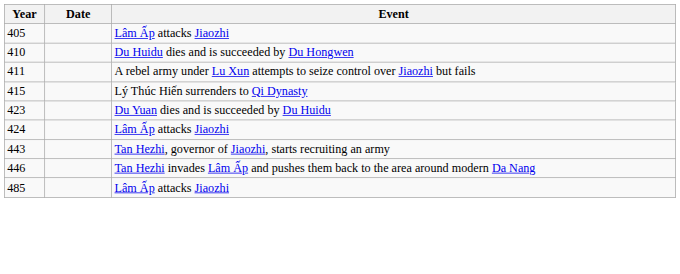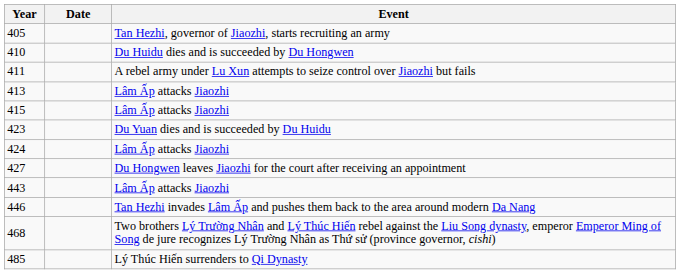(172, 33) Lâm Ấp attacks Jiaozhi -> (252, 33) Tan Hezhi, governor of Jiaozhi, starts recruiting an army
+ row: (16, 91)
(211, 91) Lý Thúc Hiến surrenders to Qi Dynasty -> (172, 110) Lâm Ấp attacks Jiaozhi
+ row: (16, 168)
(252, 149) Tan Hezhi, governor of Jiaozhi, starts recruiting an army -> (172, 187) Lâm Ấp attacks Jiaozhi
+ row: (16, 233)
(172, 187) Lâm Ấp attacks Jiaozhi -> (211, 259) Lý Thúc Hiến surrenders to Qi Dynasty
